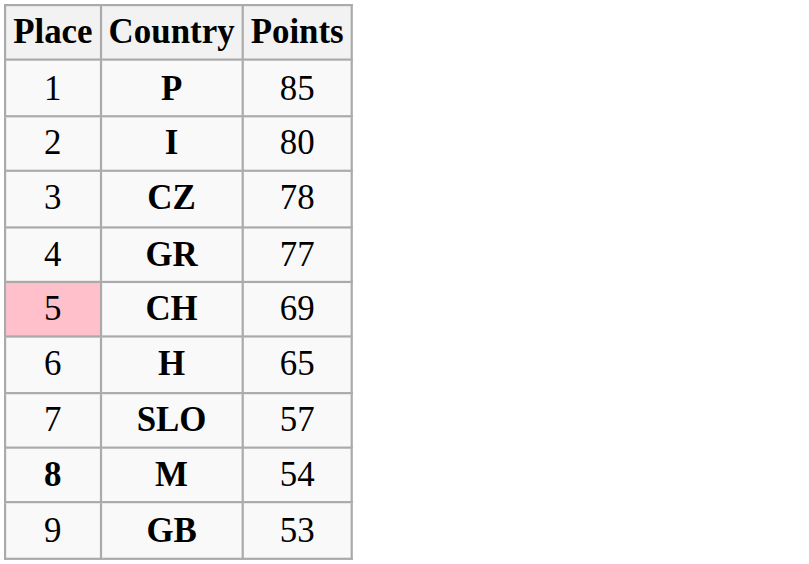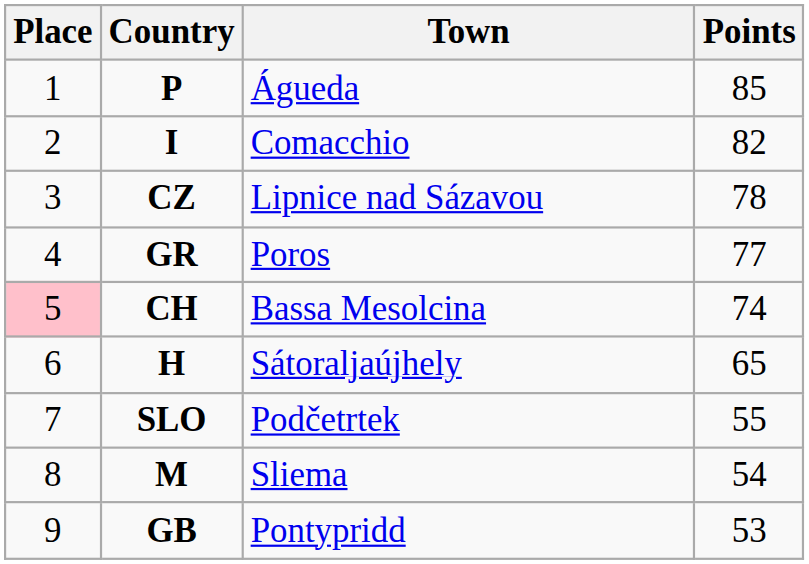+ column: (469, 32)
(297, 142) 80 -> (749, 142) 82
(297, 308) 69 -> (749, 308) 74
(297, 419) 57 -> (749, 419) 55
(53, 474) bold -> (53, 474) normal
